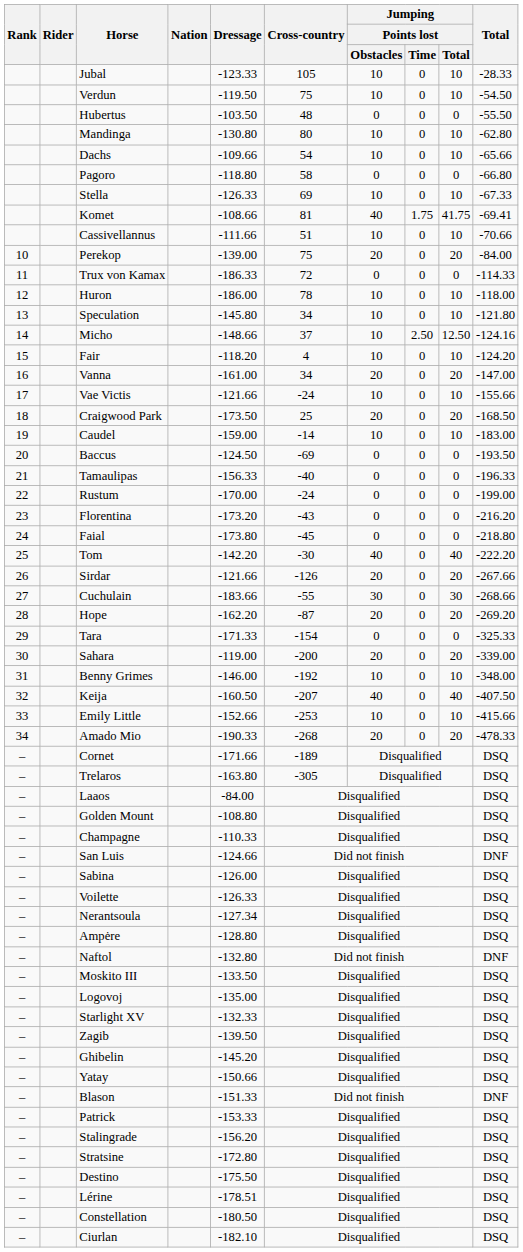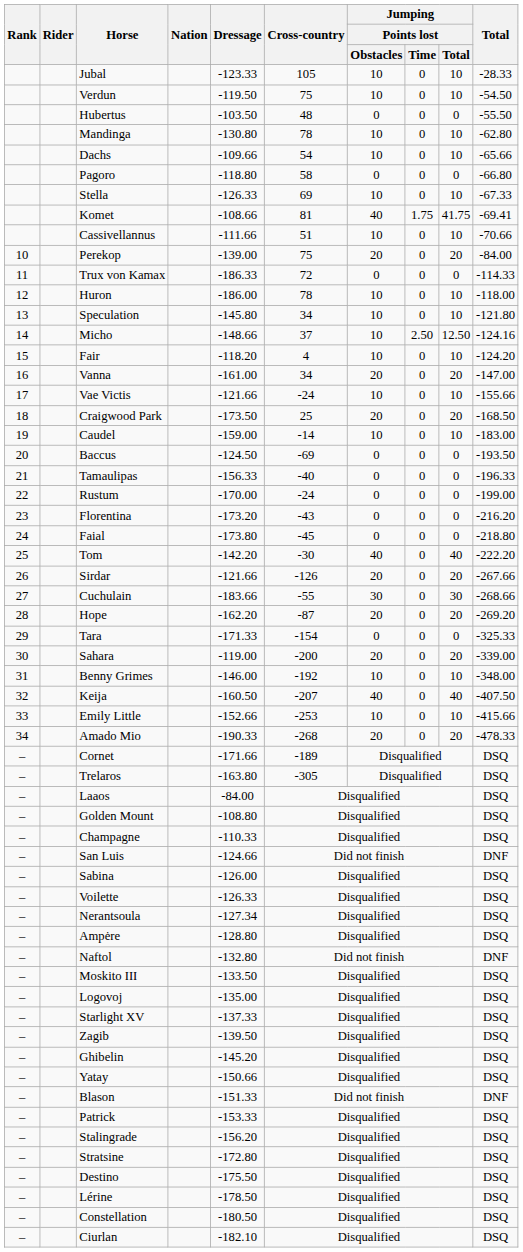(306, 134) 80 -> (306, 134) 78
(238, 1016) -132.33 -> (238, 1016) -137.33
(238, 1197) -178.51 -> (238, 1197) -178.50
